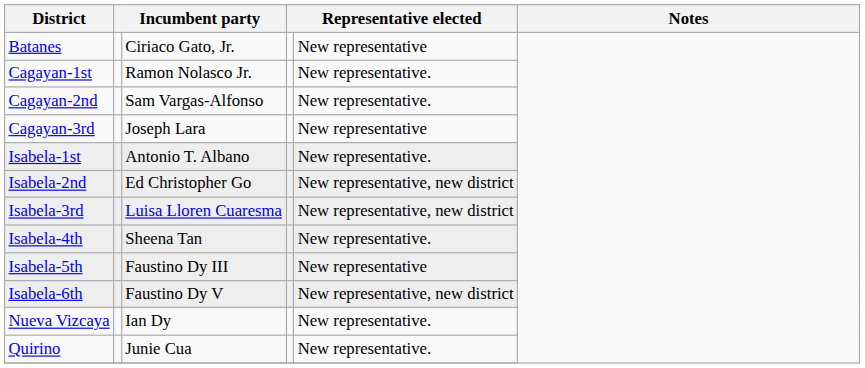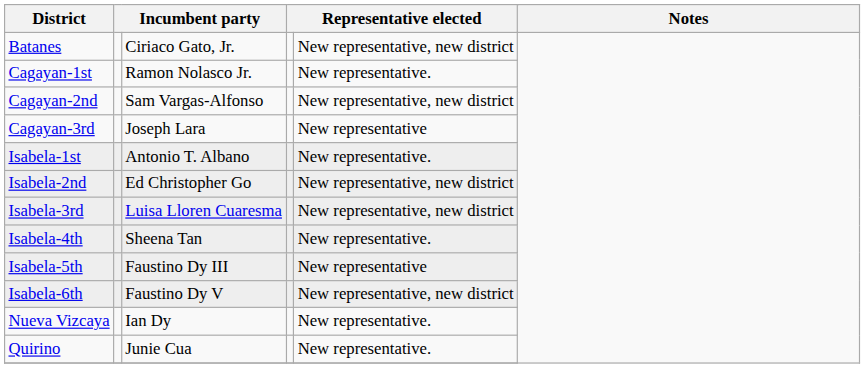(362, 46) New representative -> (406, 46) New representative, new district
(364, 101) New representative. -> (406, 101) New representative, new district
